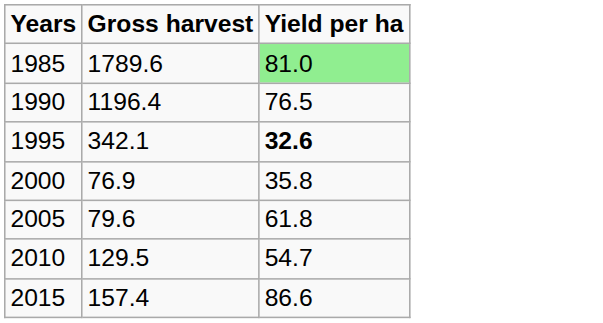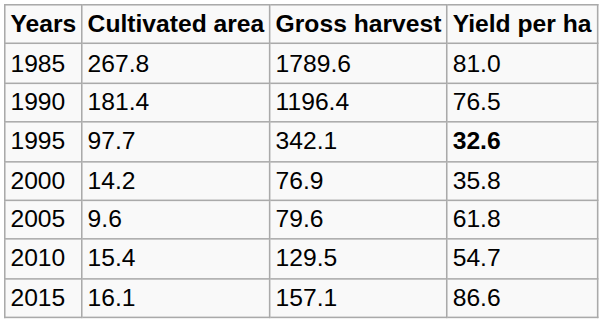+ column: (176, 24)
(289, 63) lightgreen background -> (477, 63) no background
(118, 297) 157.4 -> (306, 297) 157.1
